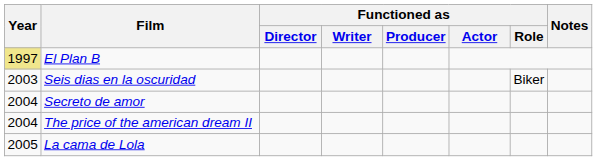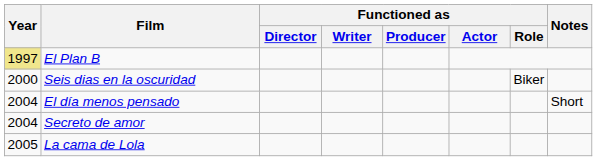(23, 79) 2003 -> (23, 79) 2000
+ row: (112, 101)
- row: (148, 123)
